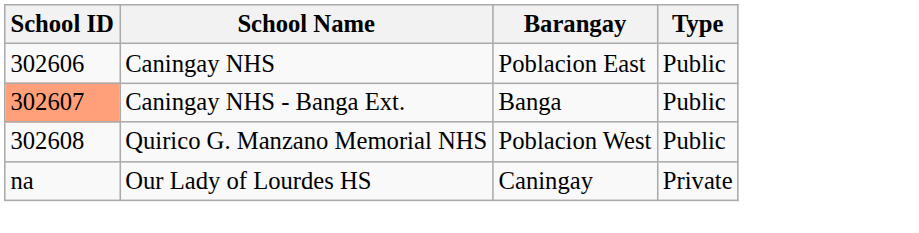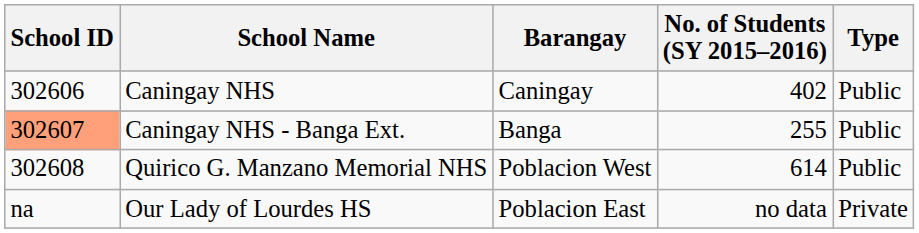+ column: (745, 37)
(572, 63) Poblacion East -> (546, 90) Caningay
(546, 180) Caningay -> (572, 208) Poblacion East
